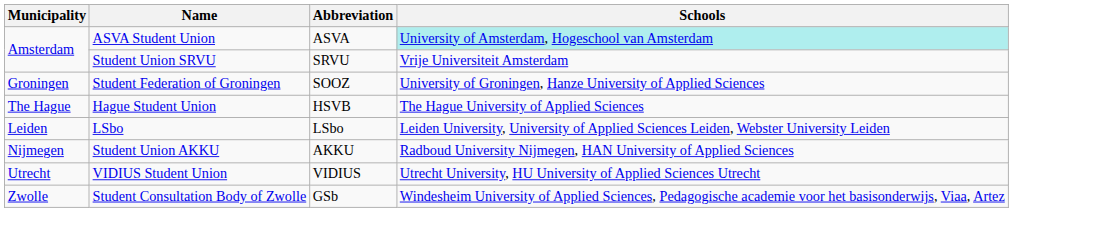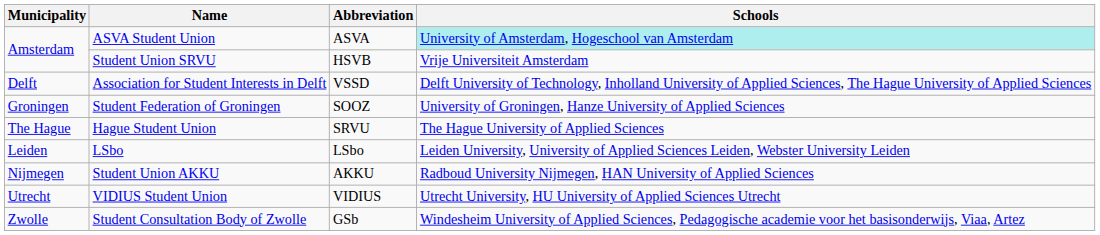(331, 60) SRVU -> (352, 60) HSVB
+ row: (209, 83)
(332, 106) HSVB -> (351, 128) SRVU
